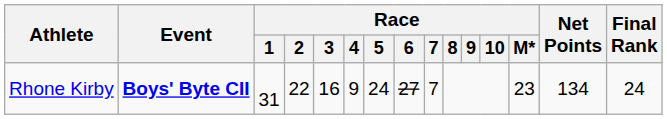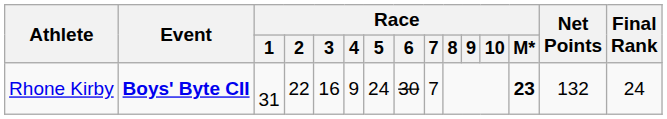(409, 89) 27 -> (409, 89) 30
(524, 89) normal -> (524, 89) bold
(573, 89) 134 -> (573, 89) 132
